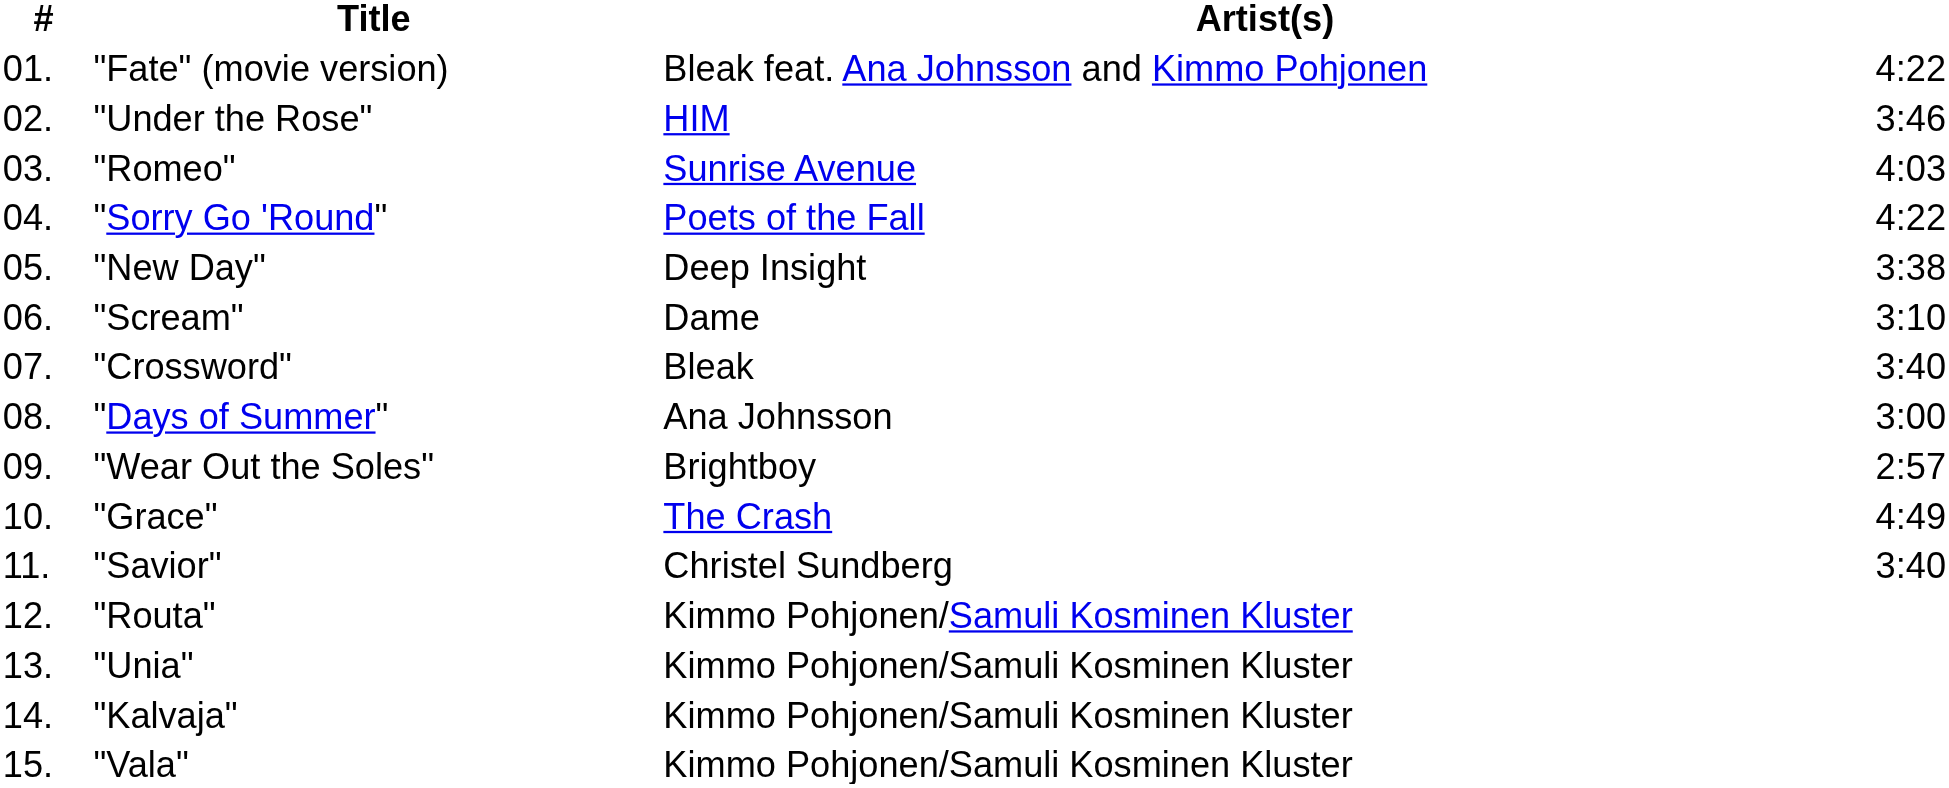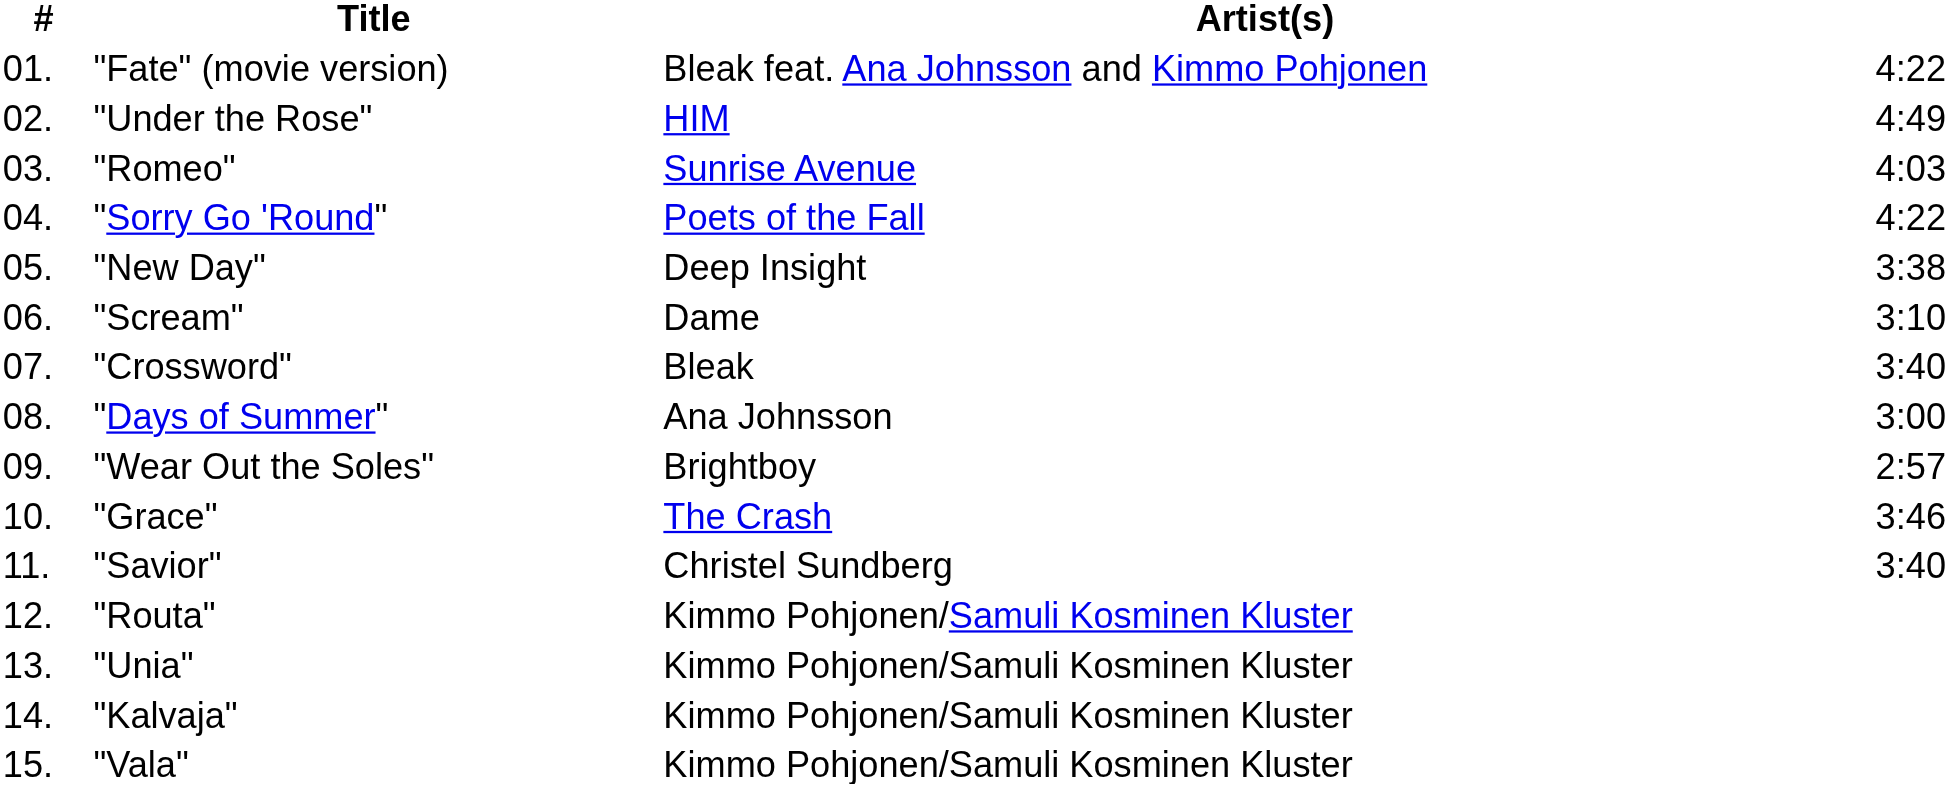(1911, 118) 3:46 -> (1911, 118) 4:49
(1911, 516) 4:49 -> (1911, 516) 3:46
